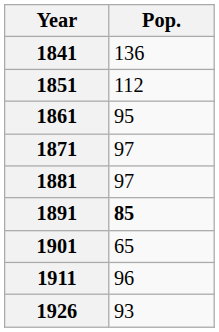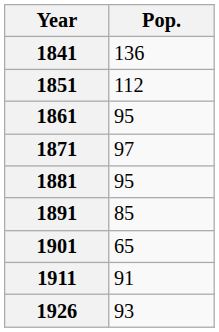(124, 181) 97 -> (124, 181) 95
(124, 213) bold -> (124, 213) normal
(124, 278) 96 -> (124, 278) 91
